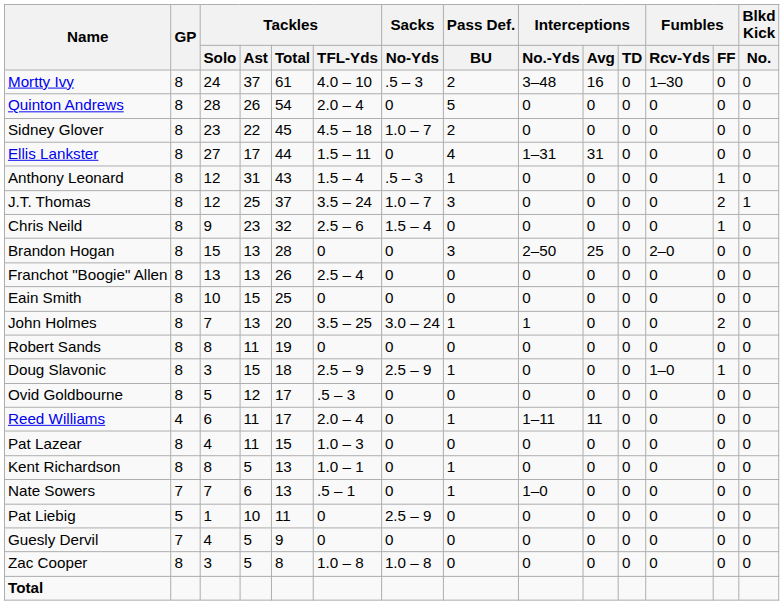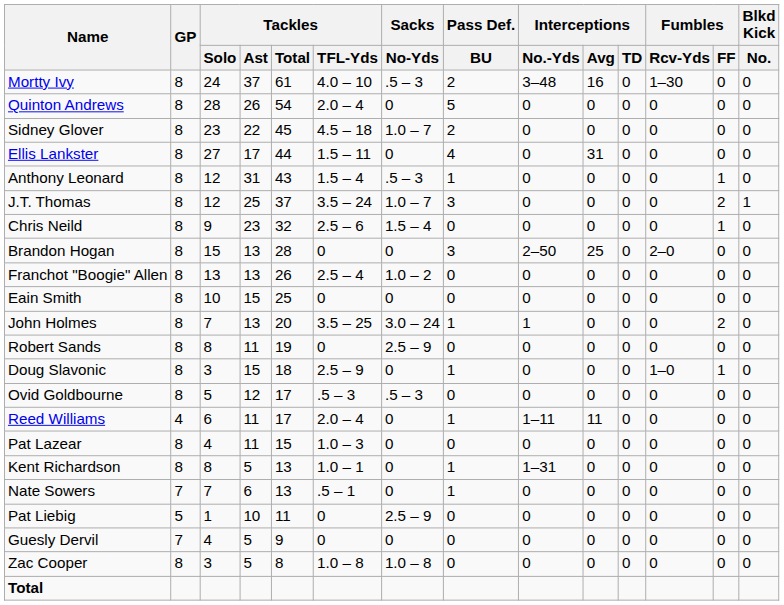(539, 154) 1–31 -> (527, 154) 0
(389, 274) 0 -> (408, 274) 1.0 – 2
(389, 347) 0 -> (408, 347) 2.5 – 9
(408, 371) 2.5 – 9 -> (389, 371) 0
(389, 395) 0 -> (404, 395) .5 – 3
(527, 467) 0 -> (539, 467) 1–31
(535, 491) 1–0 -> (527, 491) 0
